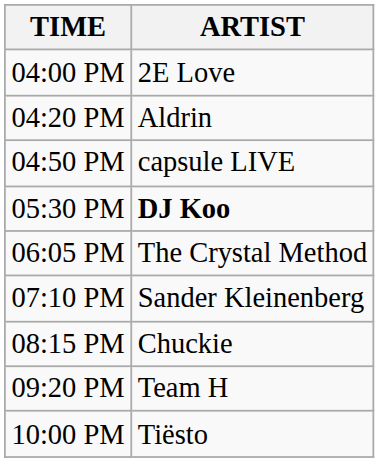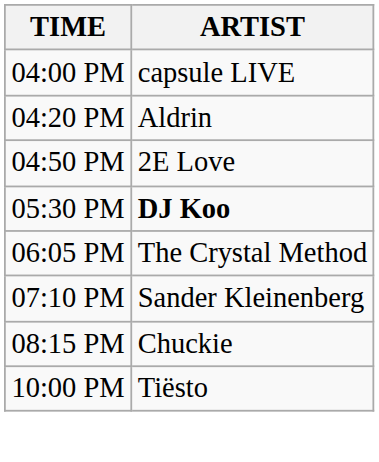(186, 72) 2E Love -> (216, 72) capsule LIVE
(216, 162) capsule LIVE -> (186, 162) 2E Love
- row: (68, 388)
